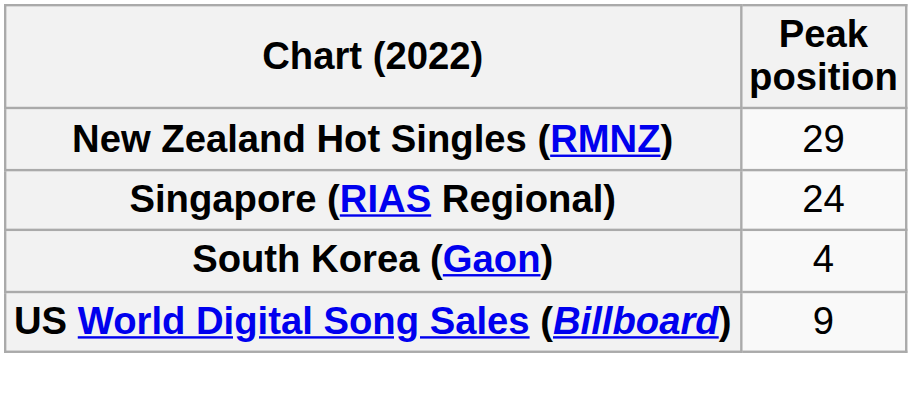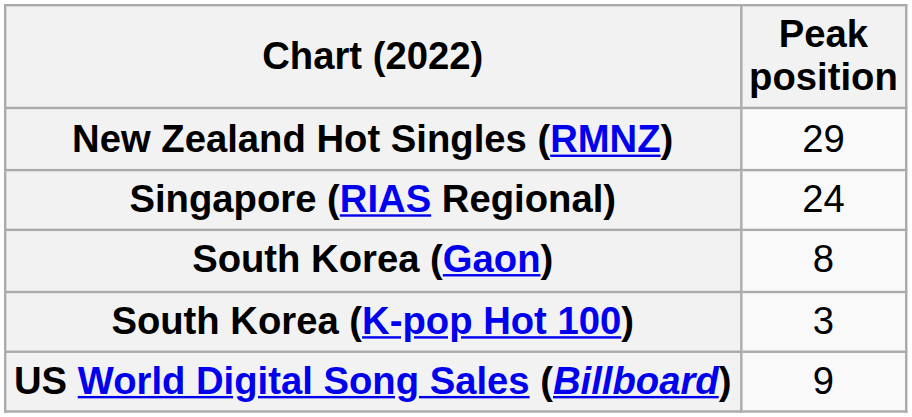(823, 259) 4 -> (823, 259) 8
+ row: (373, 320)
